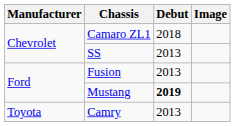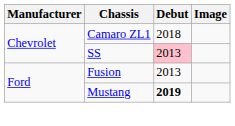(169, 53) no background -> (169, 53) pink background
- row: (104, 111)
